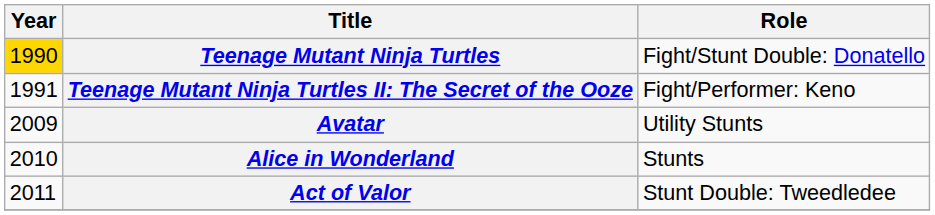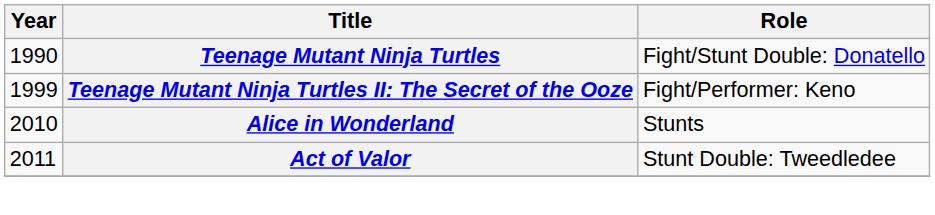(34, 55) gold background -> (34, 55) no background
(34, 90) 1991 -> (34, 90) 1999
- row: (350, 124)
